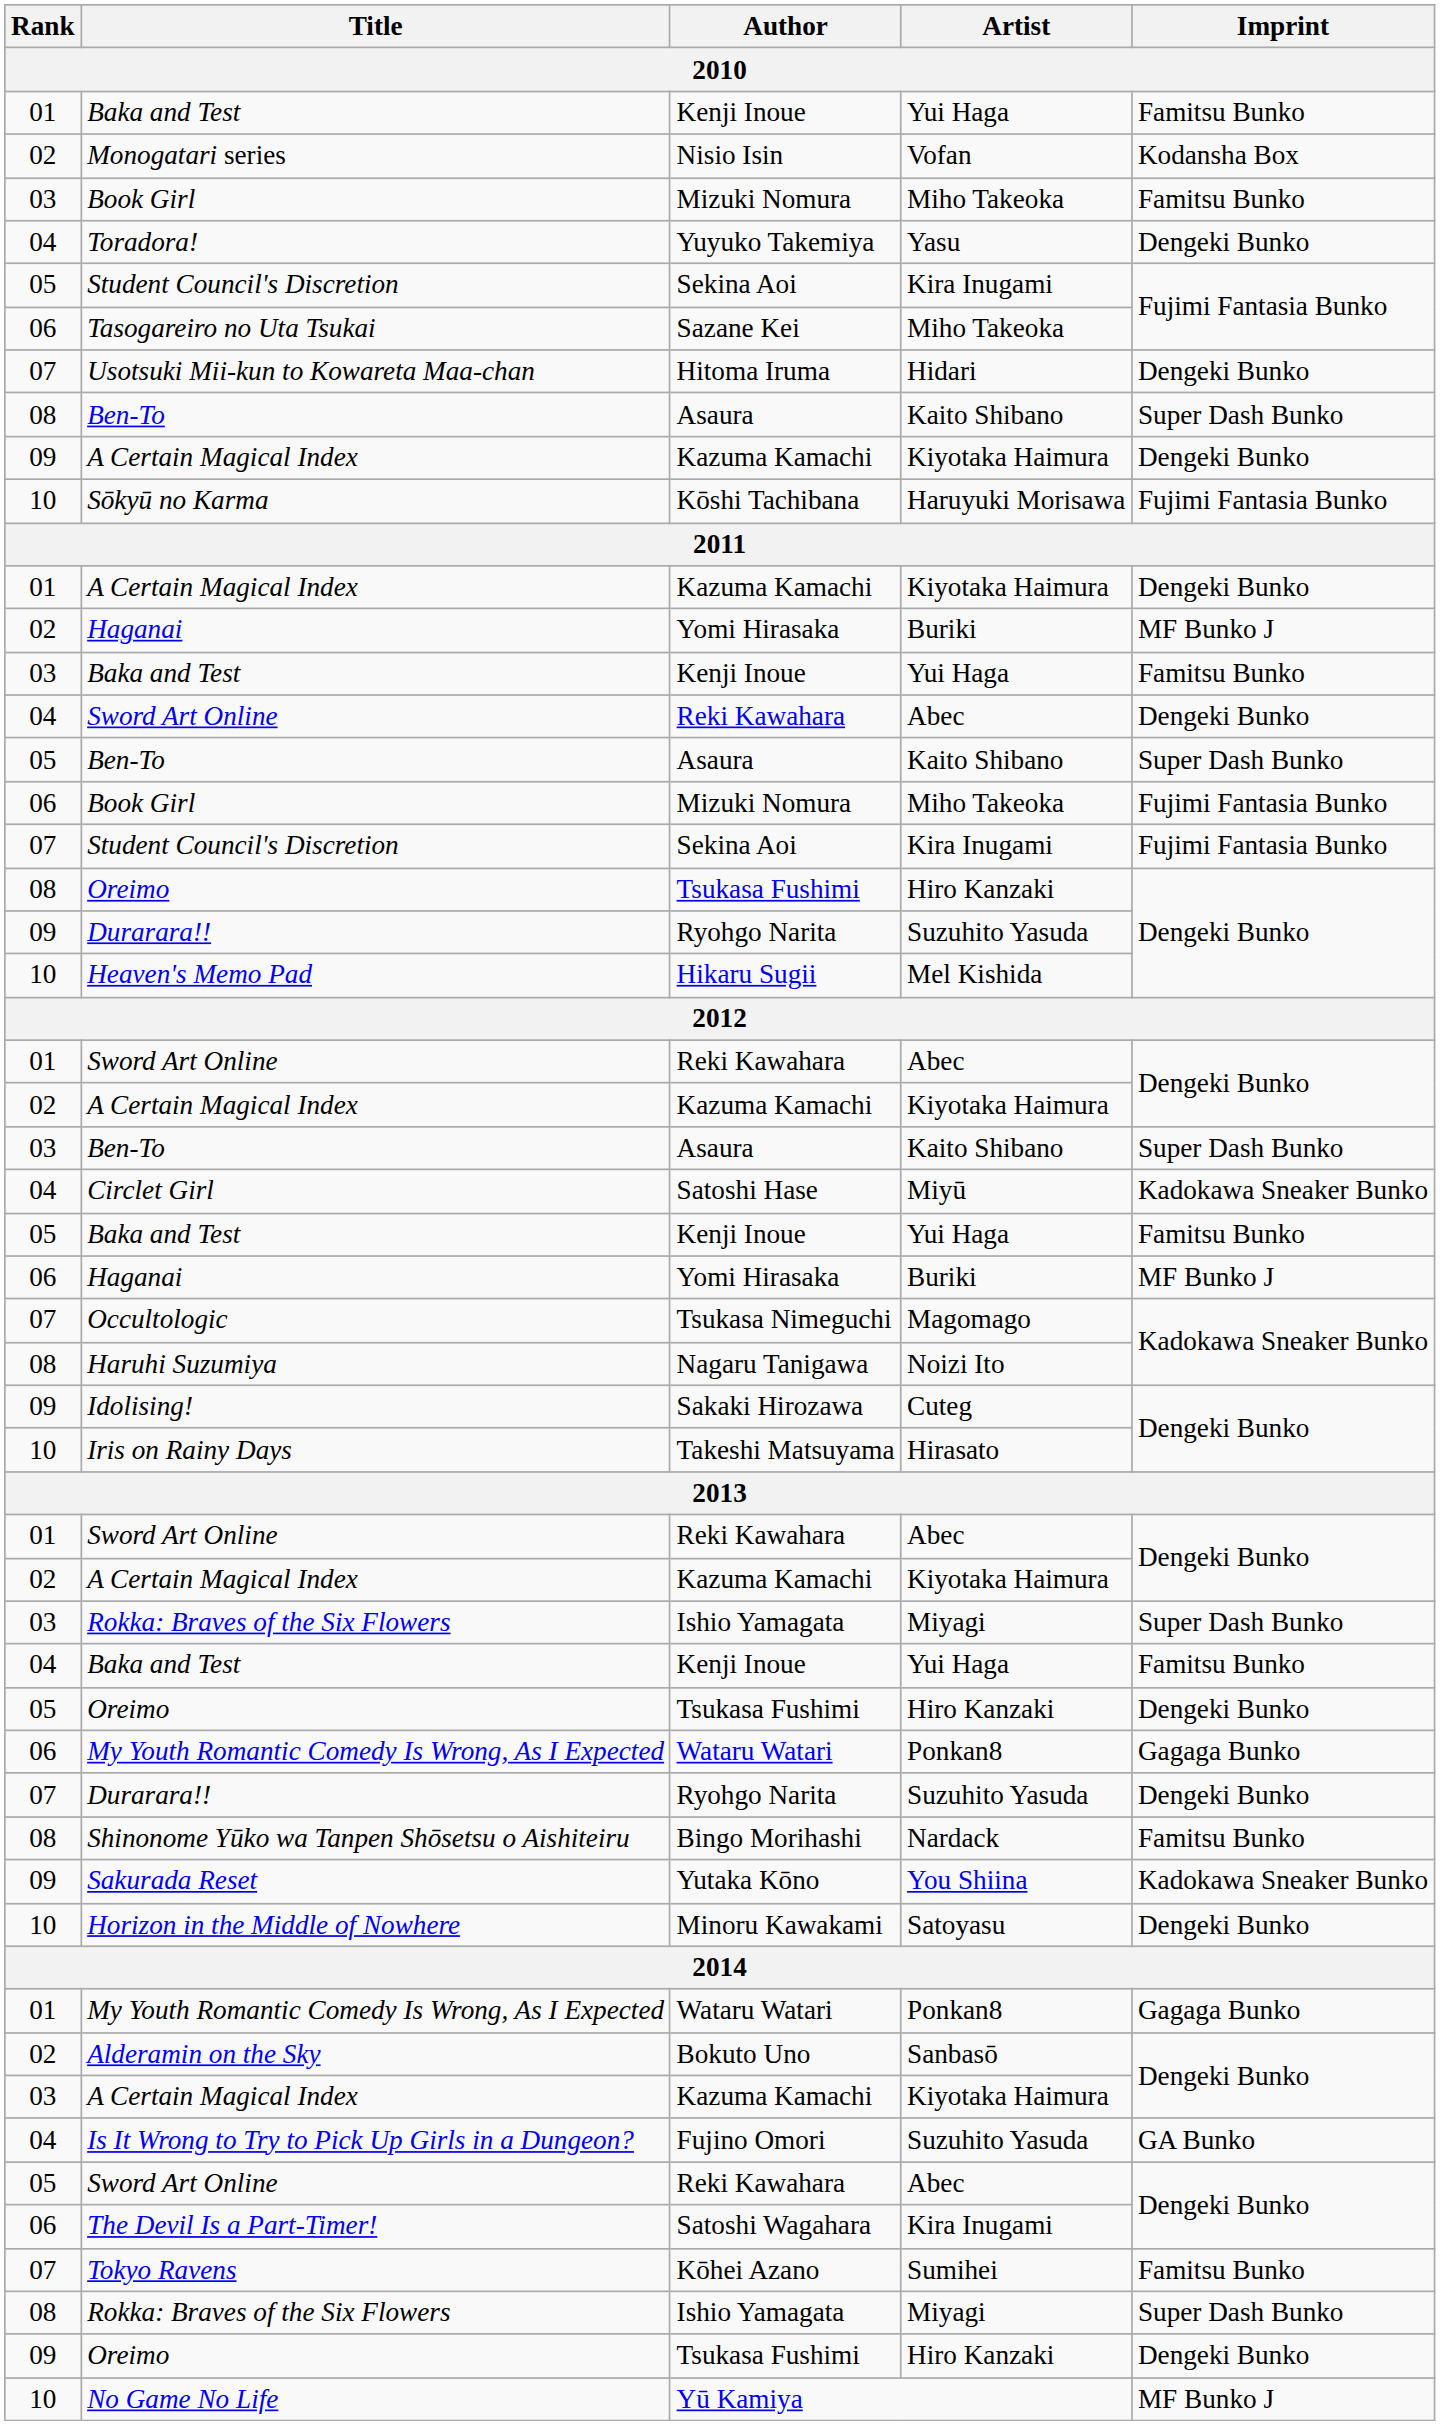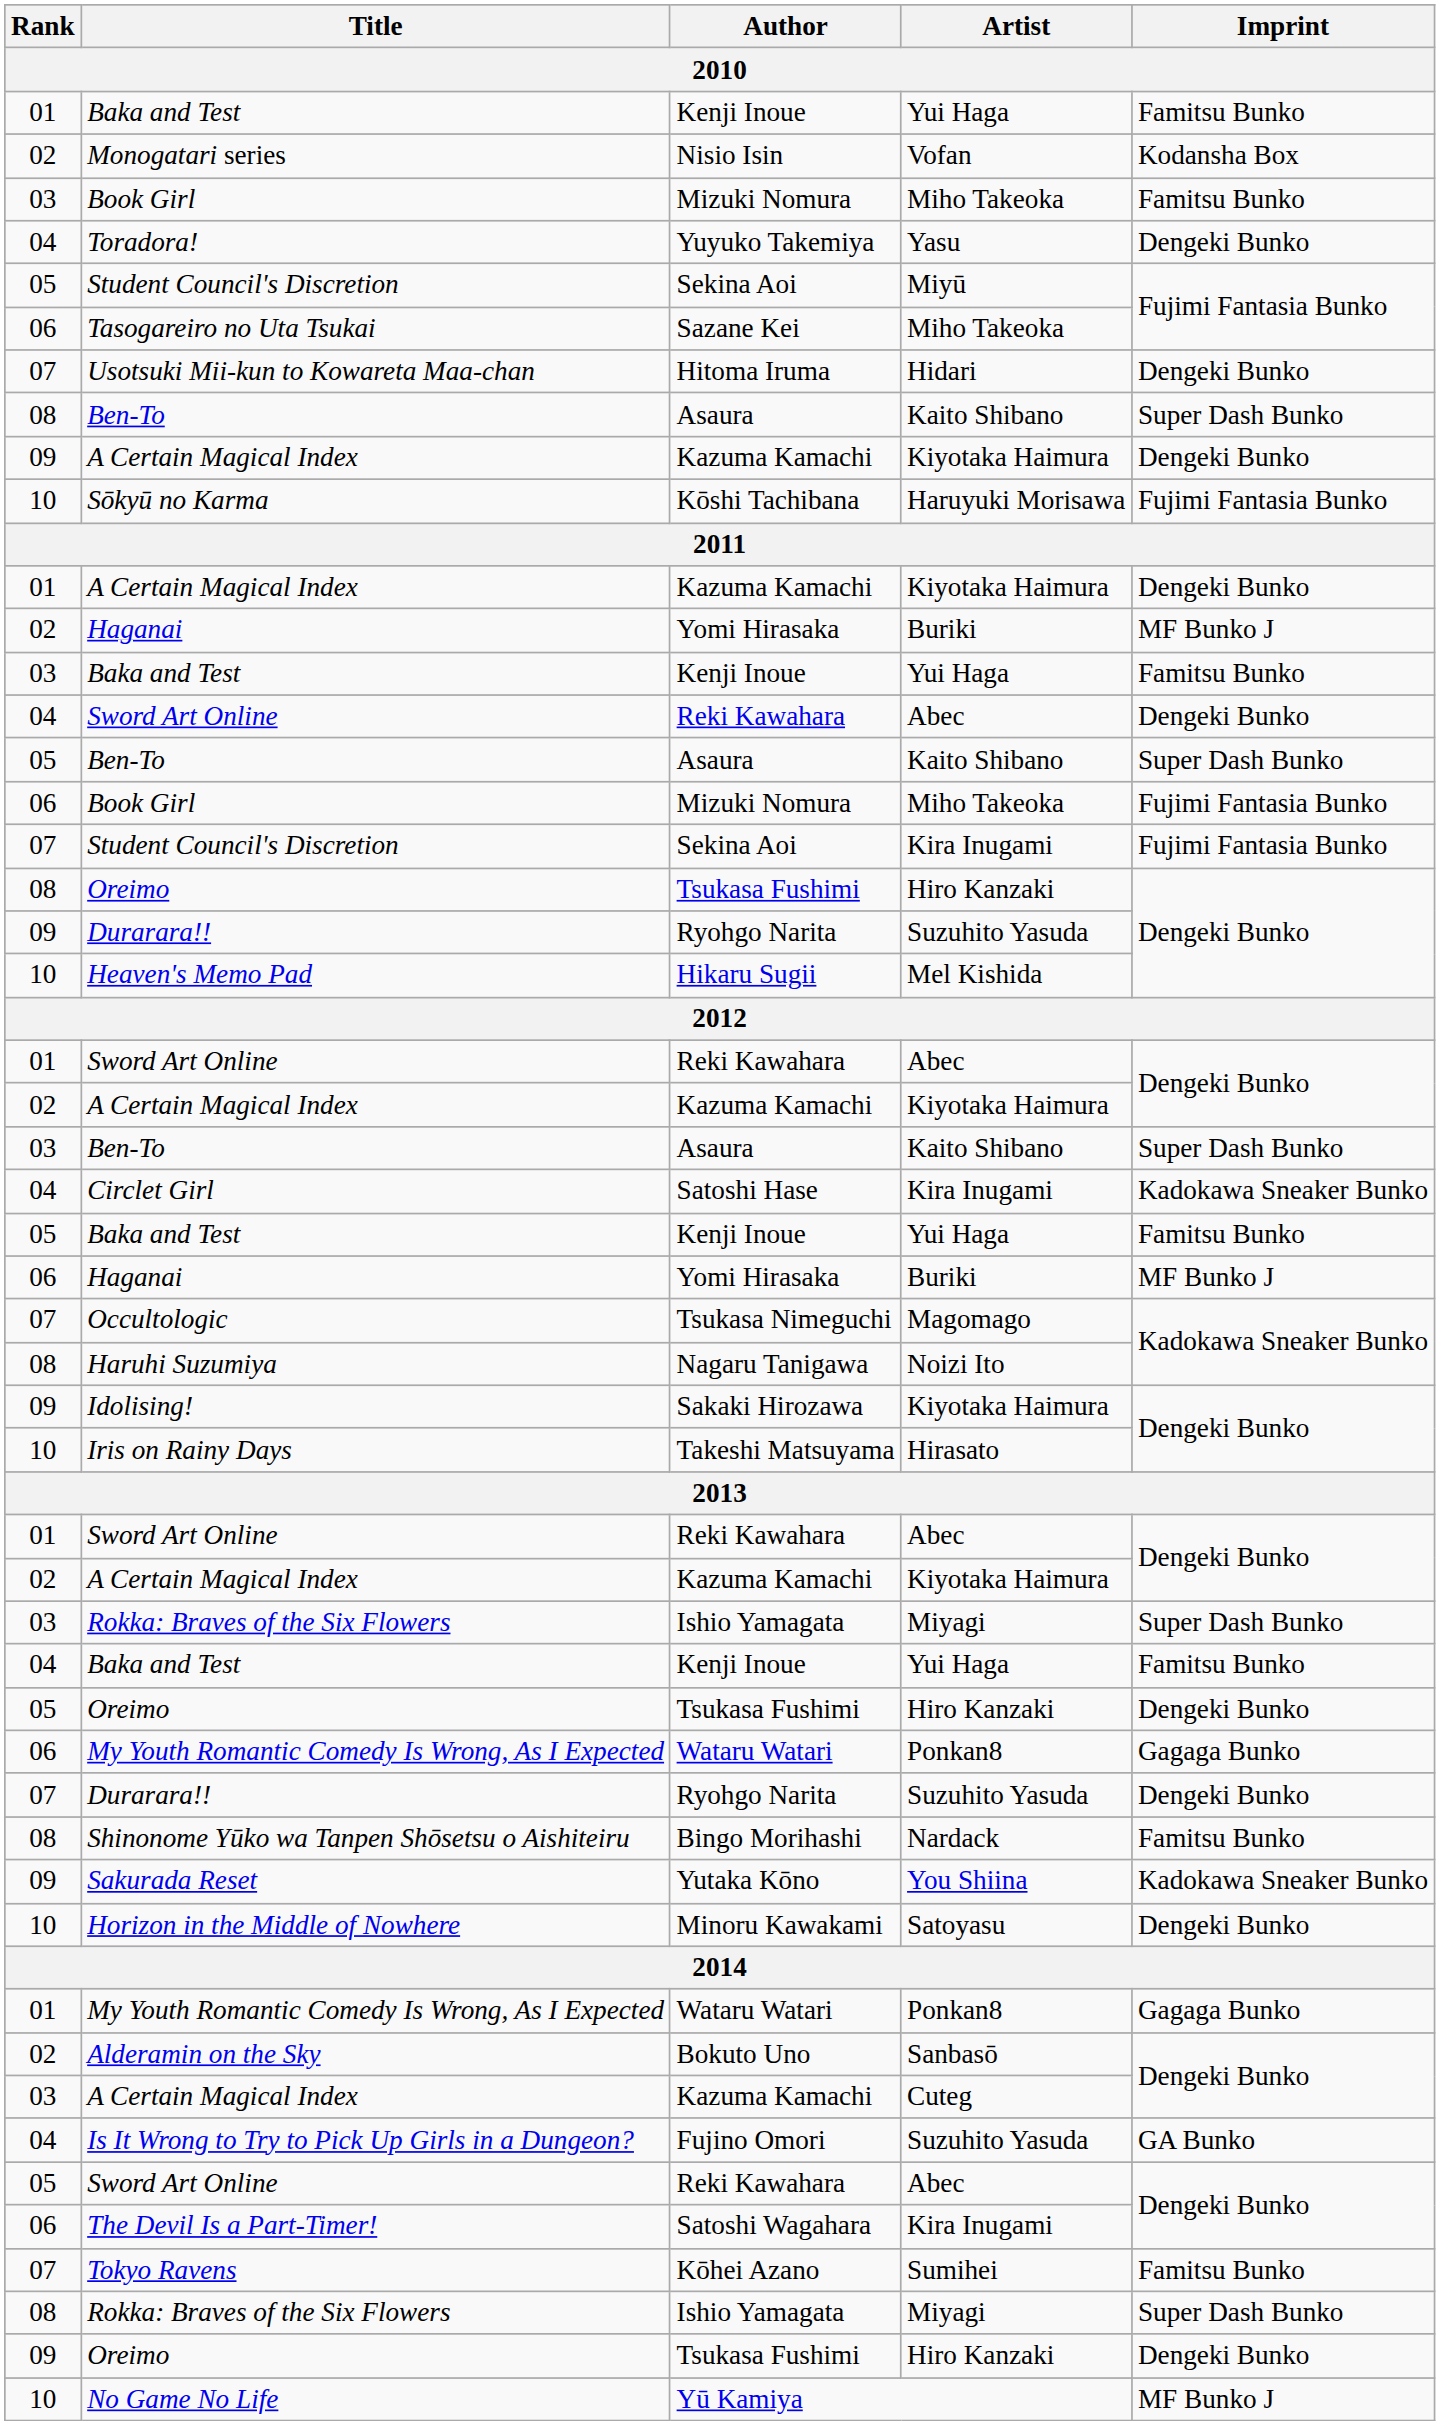(980, 284) Kira Inugami -> (937, 284) Miyū
(937, 1190) Miyū -> (980, 1190) Kira Inugami
(940, 1406) Cuteg -> (1008, 1406) Kiyotaka Haimura
(1008, 2096) Kiyotaka Haimura -> (940, 2096) Cuteg
